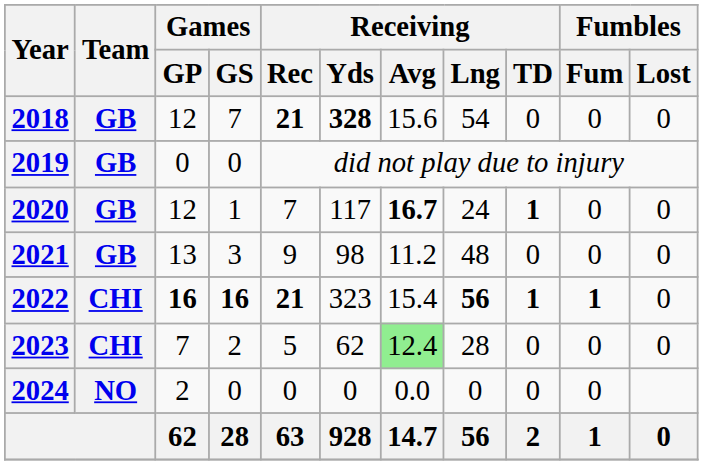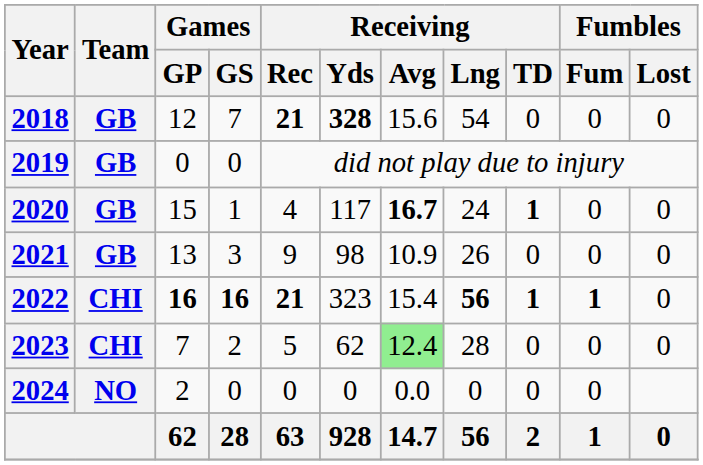(182, 208) 12 -> (182, 208) 15
(290, 208) 7 -> (290, 208) 4
(412, 254) 11.2 -> (412, 254) 10.9
(475, 254) 48 -> (475, 254) 26
